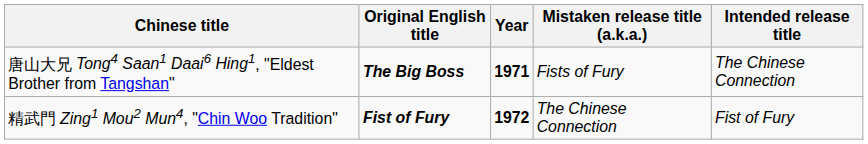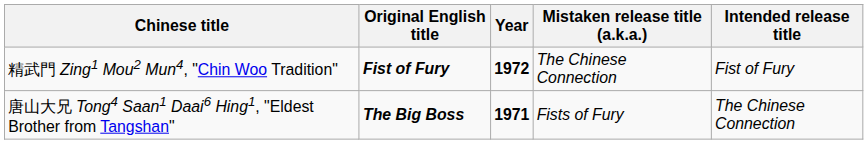rows swapped: (161, 72) <-> (173, 117)
